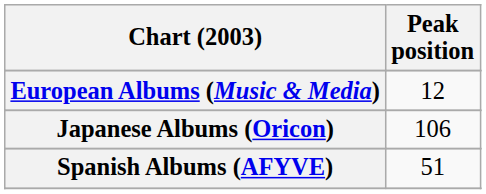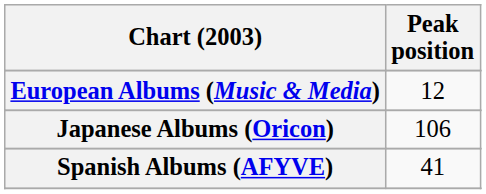(433, 167) 51 -> (433, 167) 41
